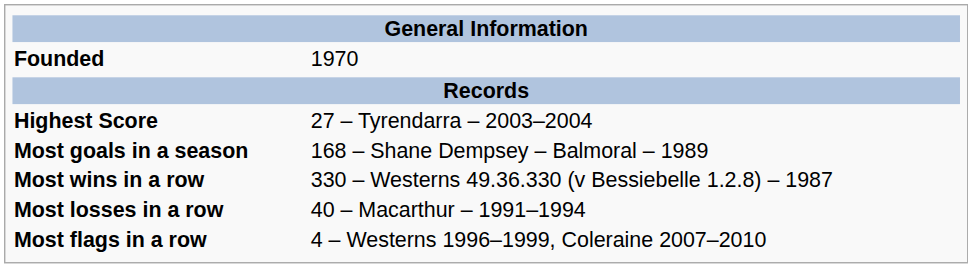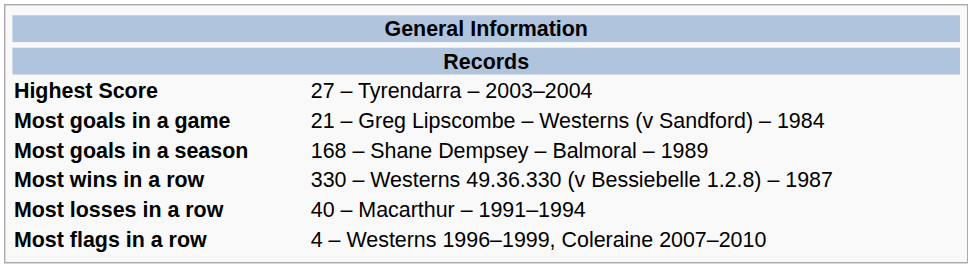- row: (59, 58)
+ row: (122, 120)
